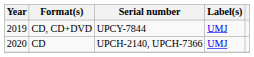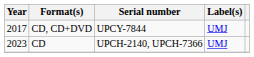(17, 28) 2019 -> (17, 28) 2017
(17, 44) 2020 -> (17, 44) 2023
